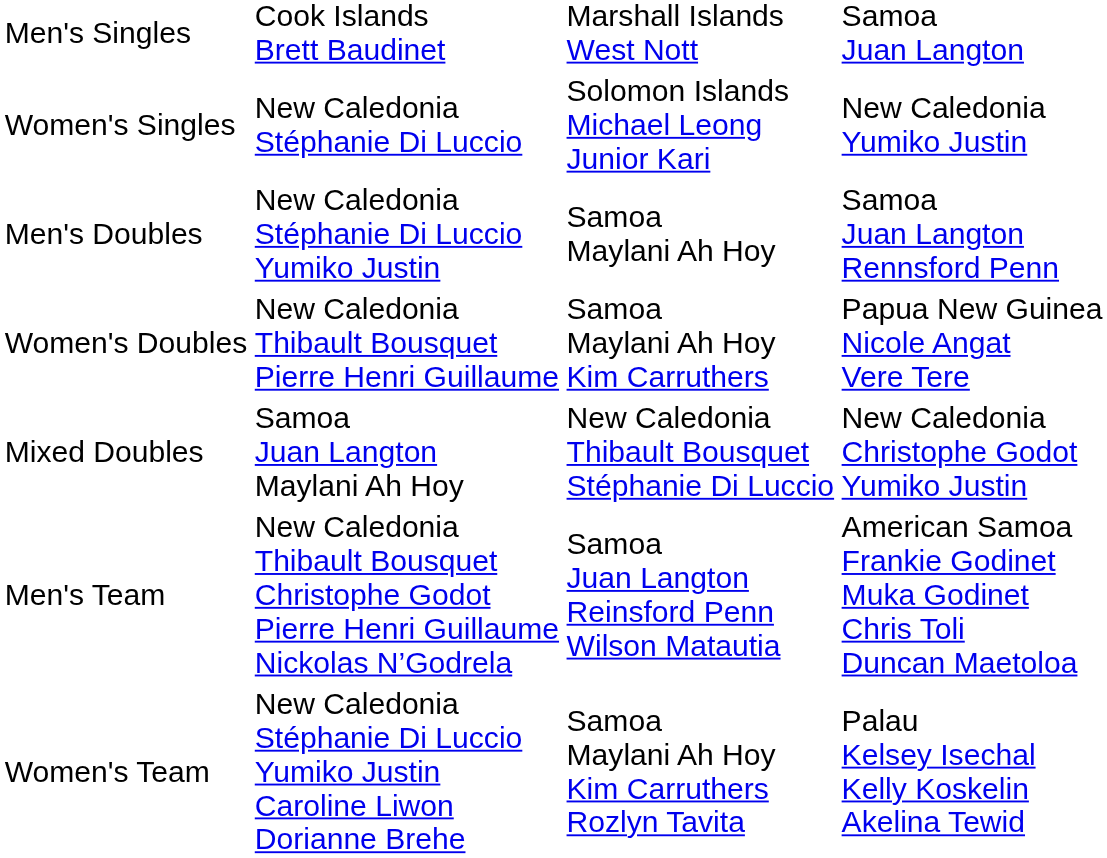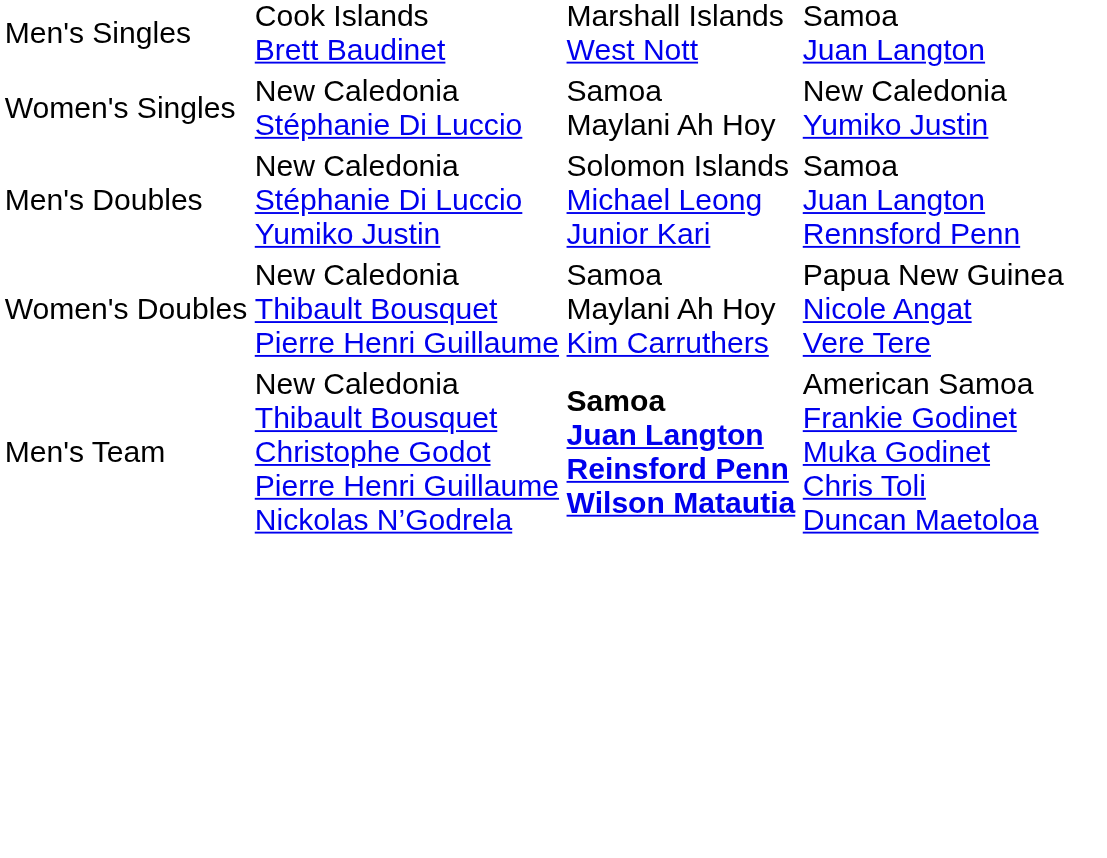(678, 125) Solomon Islands Michael Leong Junior Kari -> (671, 108) Samoa Maylani Ah Hoy
(671, 234) Samoa Maylani Ah Hoy -> (678, 200) Solomon Islands Michael Leong Junior Kari
- row: (104, 452)
(674, 595) normal -> (681, 452) bold
- row: (107, 771)
